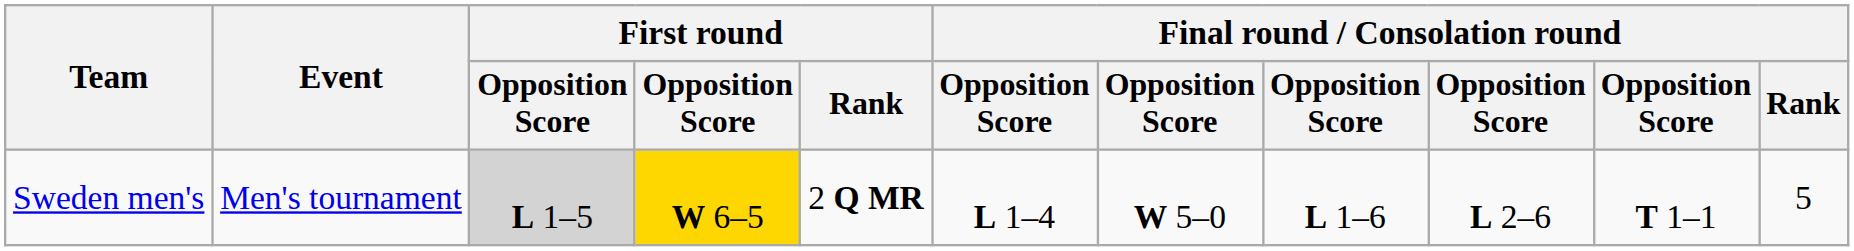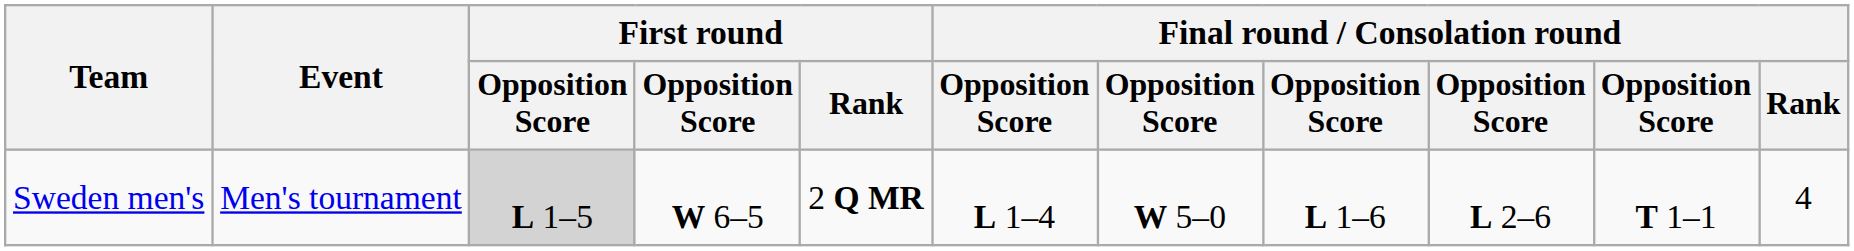(718, 217) gold background -> (718, 217) no background
(1803, 197) 5 -> (1803, 197) 4
